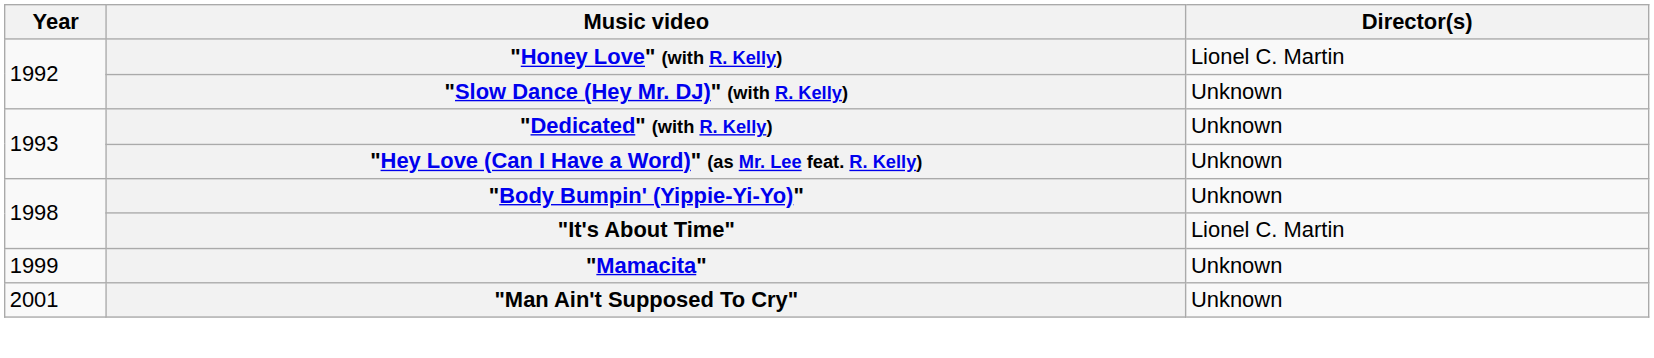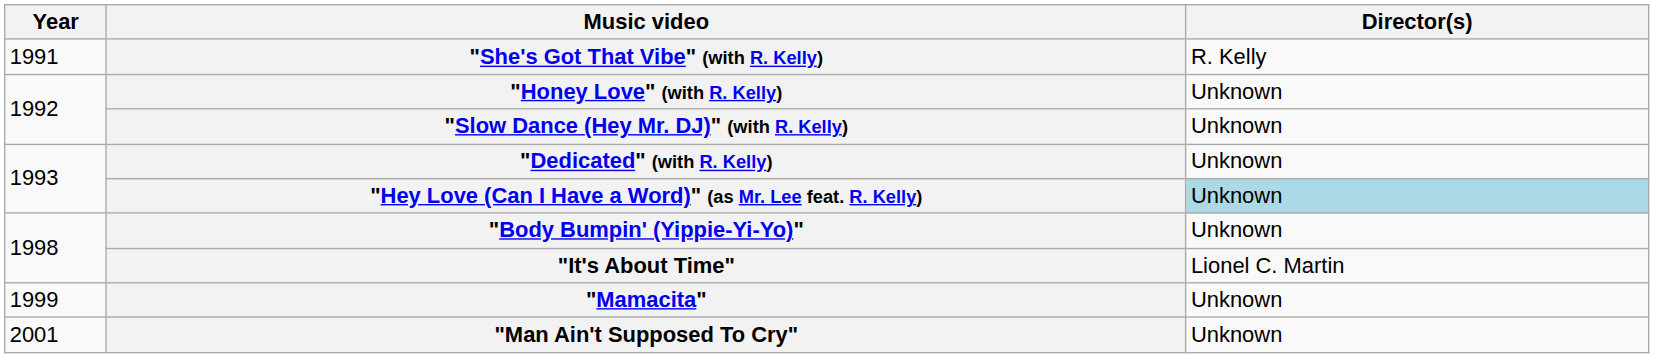+ row: (646, 56)
(1268, 56) Lionel C. Martin -> (1237, 91) Unknown
(1237, 160) no background -> (1237, 195) lightblue background
